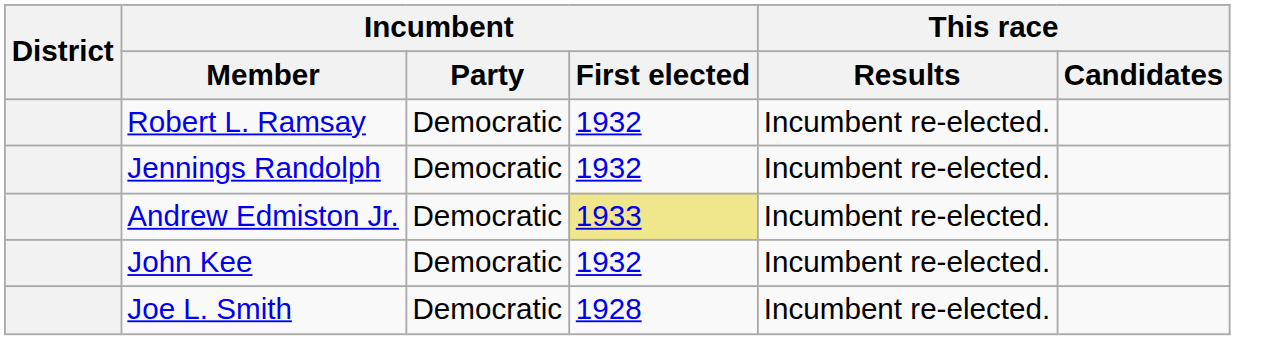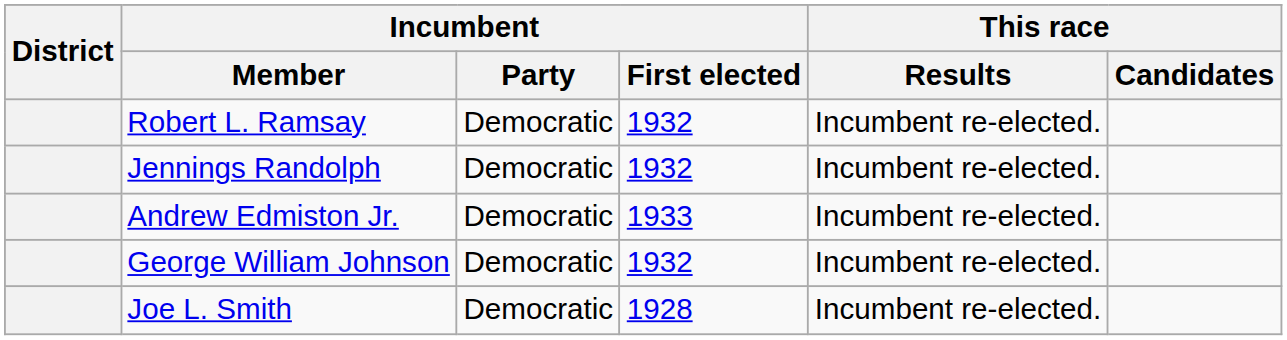(609, 215) khaki background -> (660, 215) no background
+ row: (289, 262)
- row: (190, 262)
